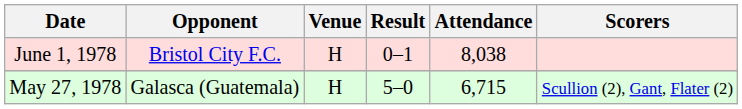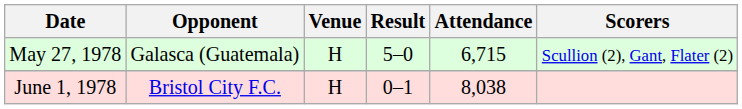rows swapped: (65, 87) <-> (65, 54)
